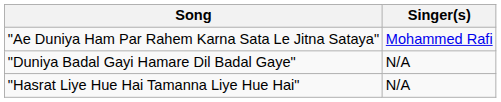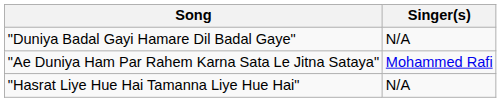rows swapped: (193, 39) <-> (152, 62)
